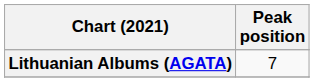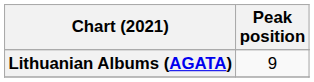(272, 63) 7 -> (272, 63) 9
